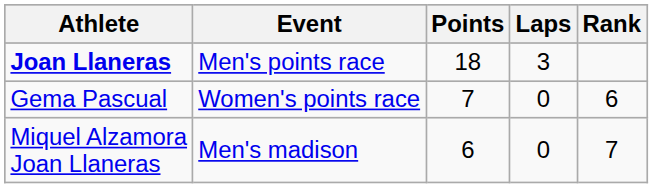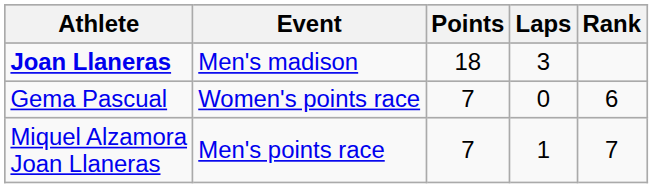(291, 62) Men's points race -> (278, 62) Men's madison
(278, 151) Men's madison -> (291, 151) Men's points race
(468, 151) 6 -> (468, 151) 7
(543, 151) 0 -> (543, 151) 1
